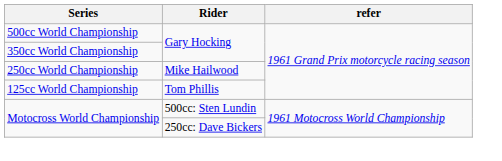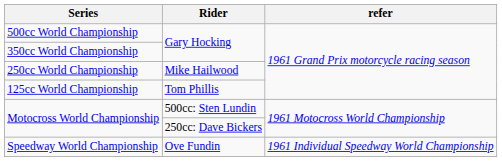+ row: (83, 146)
